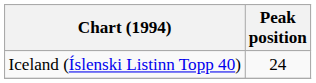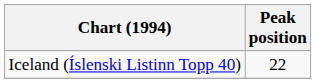(278, 64) 24 -> (278, 64) 22
